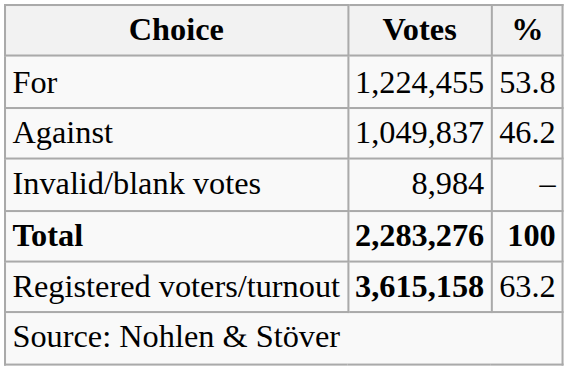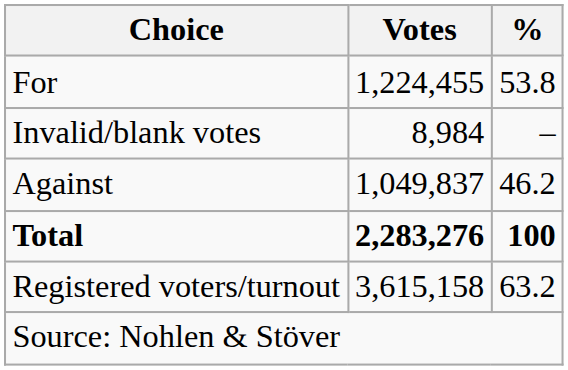rows swapped: (63, 132) <-> (137, 183)
(420, 286) bold -> (420, 286) normal
